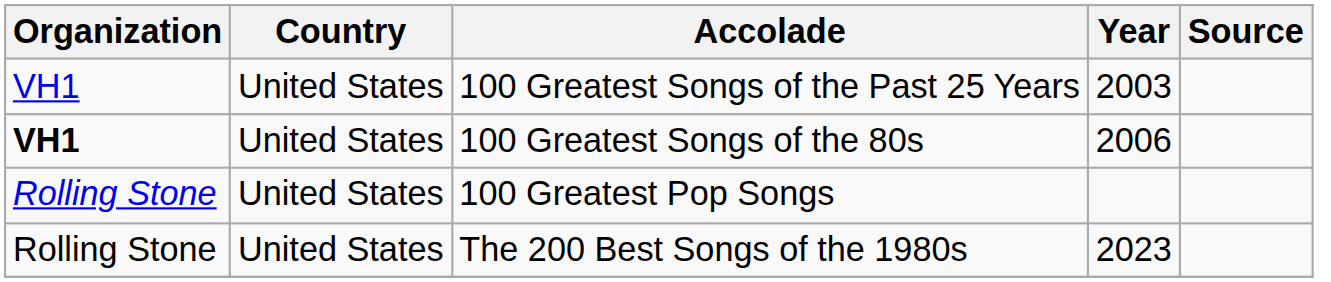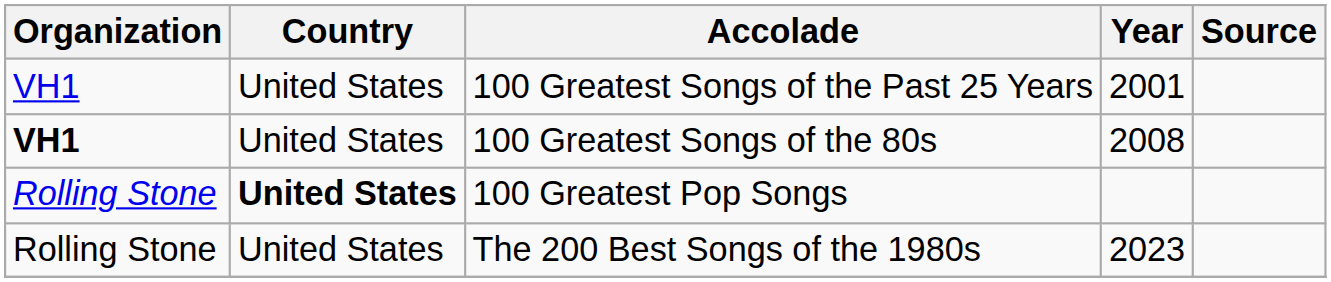(1134, 85) 2003 -> (1147, 85) 2001
(1134, 140) 2006 -> (1147, 140) 2008
(341, 194) normal -> (347, 194) bold
